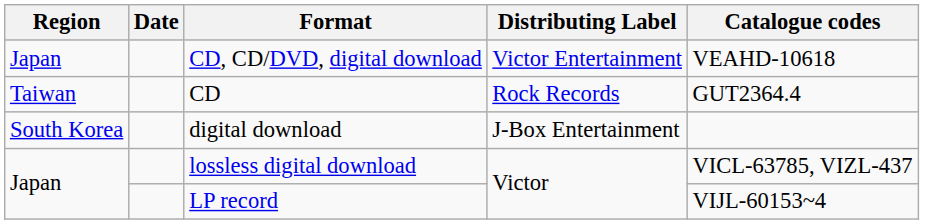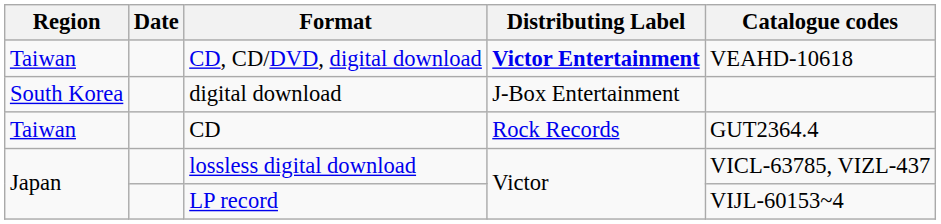(36, 58) Japan -> (43, 58) Taiwan
(587, 58) normal -> (596, 58) bold
rows swapped: (205, 93) <-> (265, 129)
